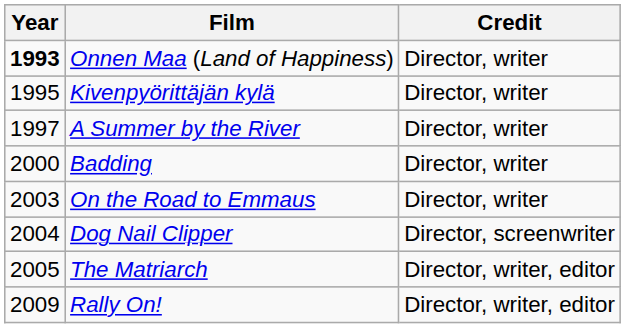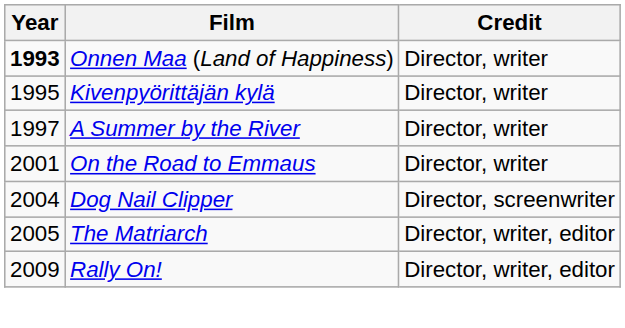- row: (111, 164)
(35, 199) 2003 -> (35, 164) 2001
